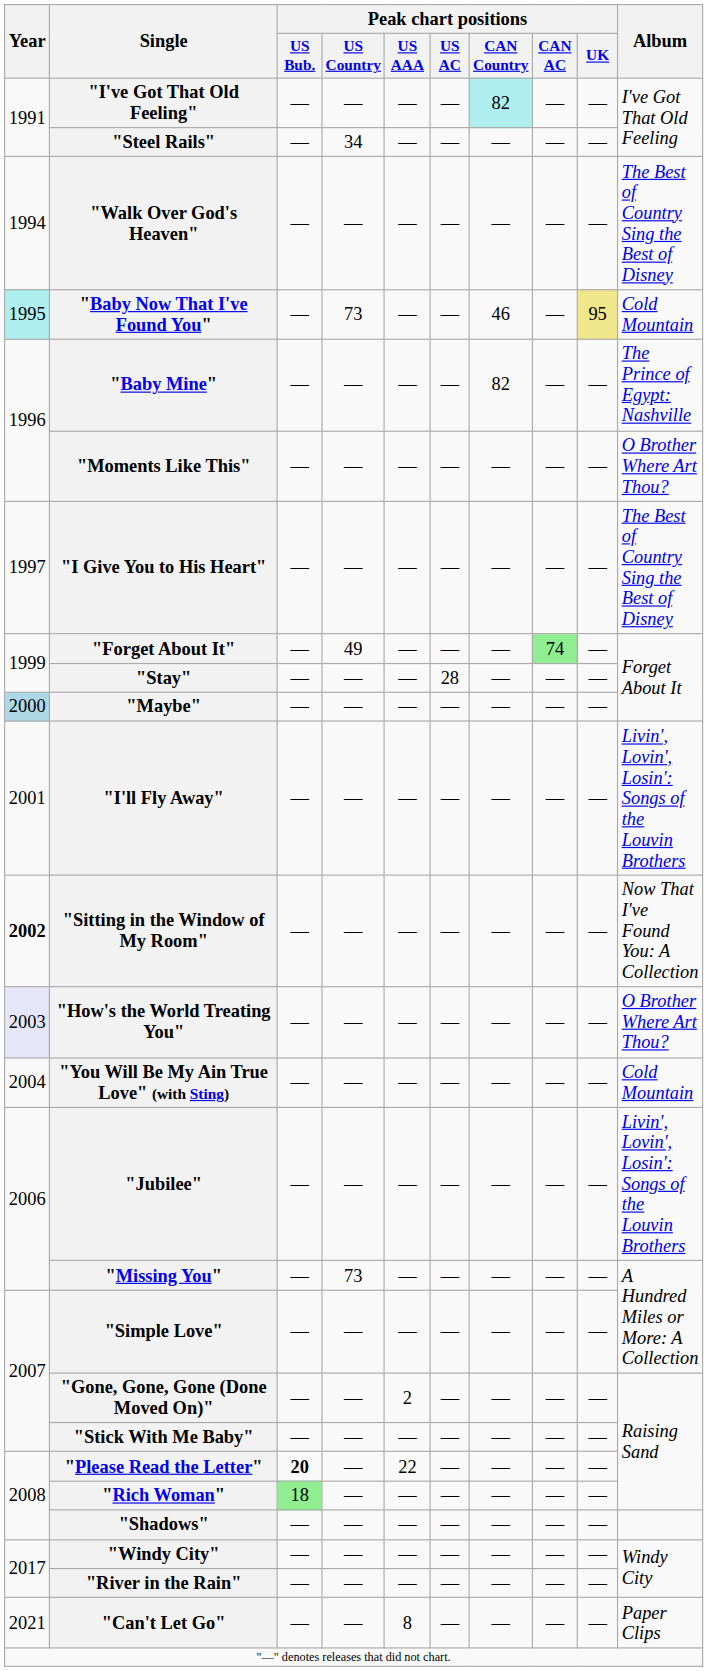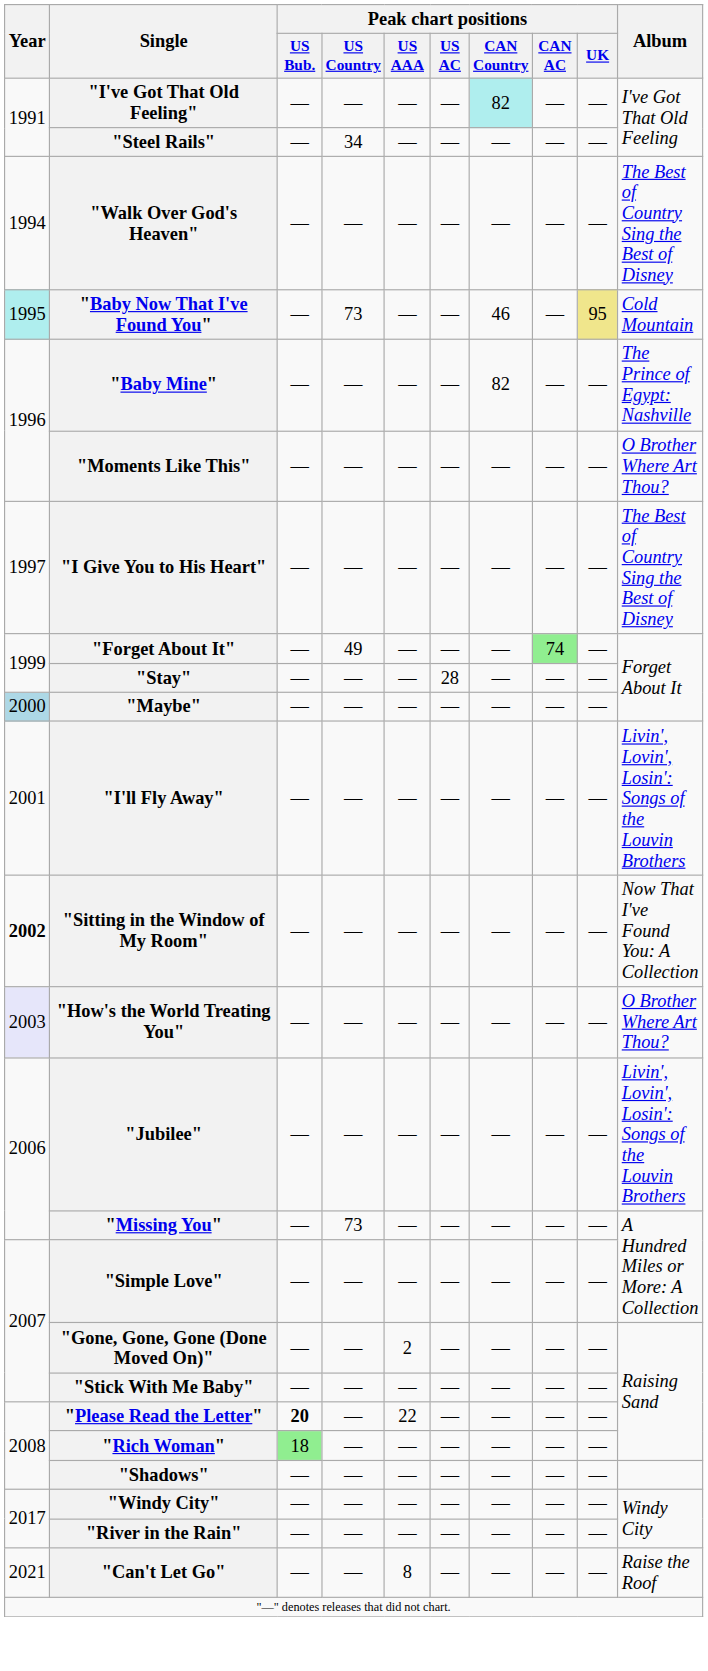- row: (164, 1082)
(644, 1622) Paper Clips -> (656, 1572) Raise the Roof
